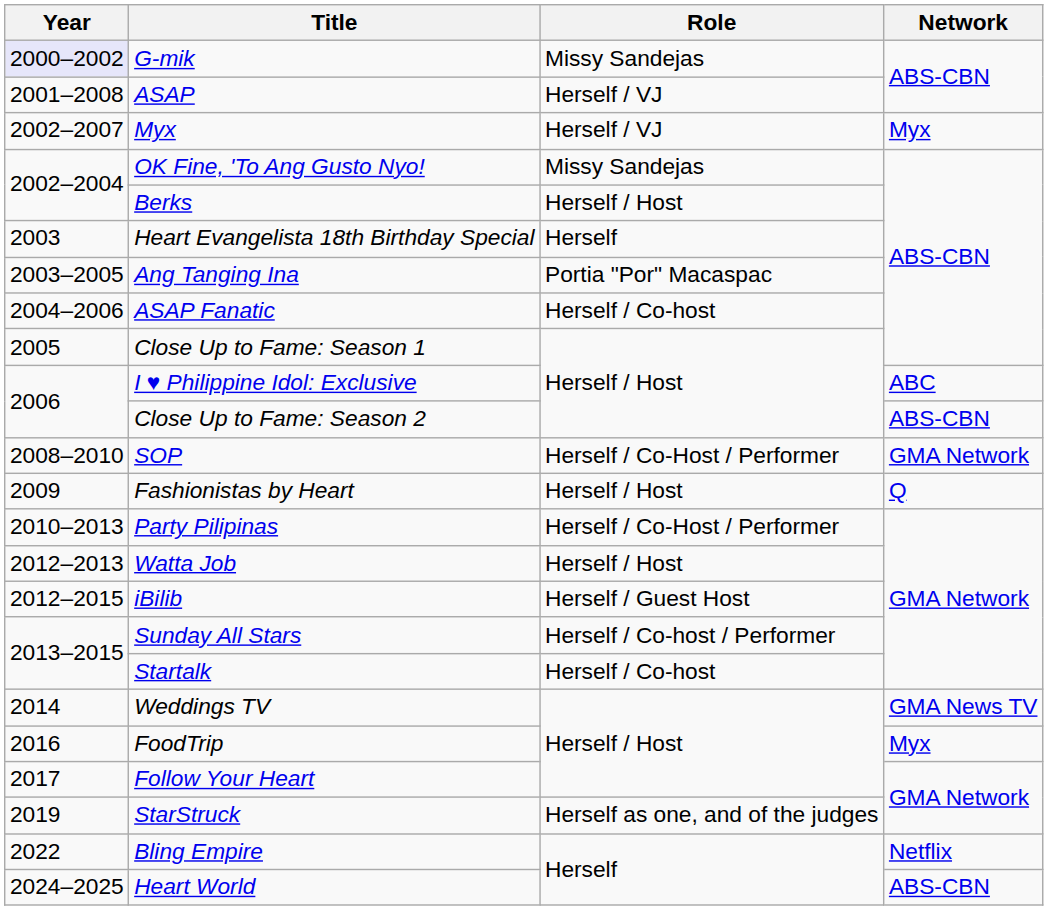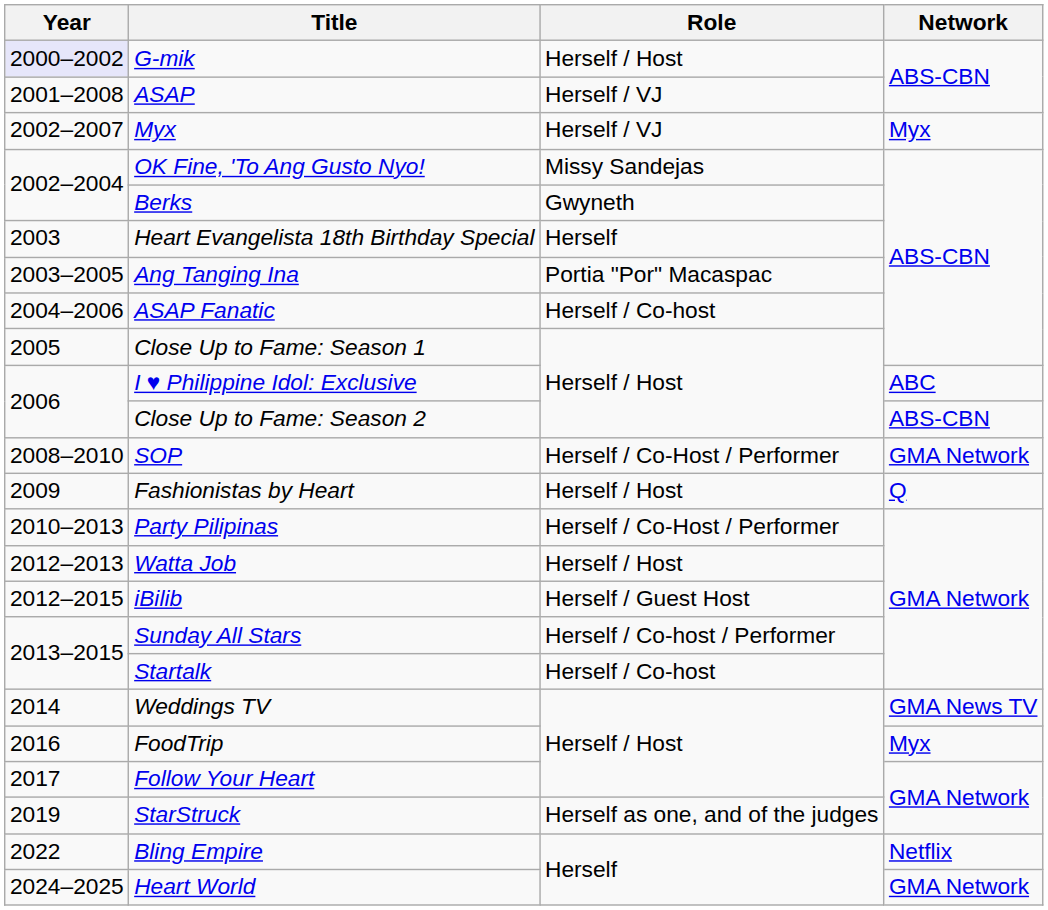(625, 58) Missy Sandejas -> (614, 58) Herself / Host
(614, 202) Herself / Host -> (590, 202) Gwyneth
(939, 887) ABS-CBN -> (959, 887) GMA Network
